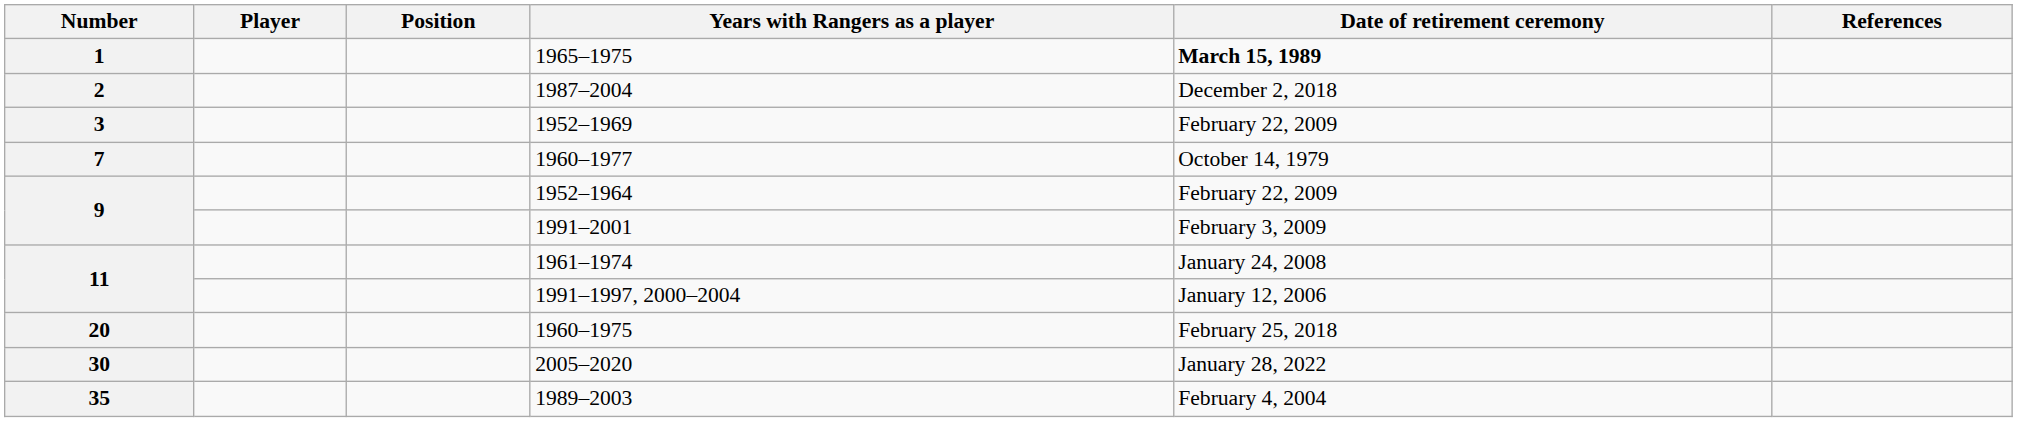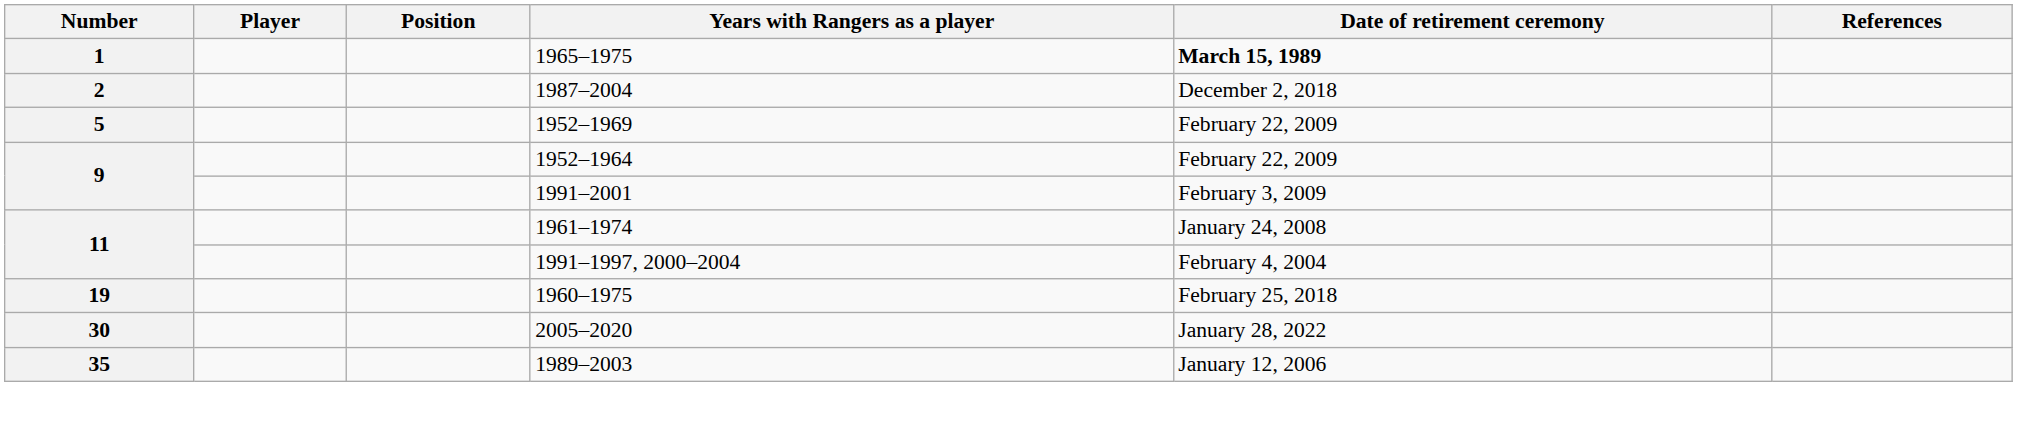(99, 124) 3 -> (99, 124) 5
- row: (584, 158)
(1252, 295) January 12, 2006 -> (1252, 261) February 4, 2004
(99, 329) 20 -> (99, 295) 19
(1252, 398) February 4, 2004 -> (1252, 364) January 12, 2006
